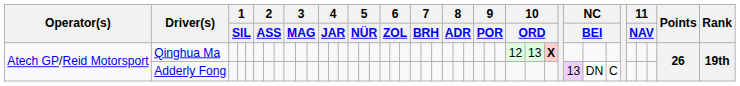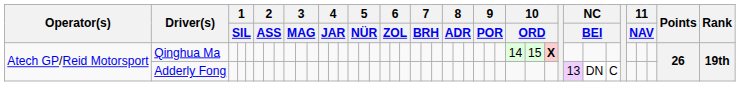(515, 52) 12 -> (515, 52) 14
(535, 52) 13 -> (535, 52) 15
